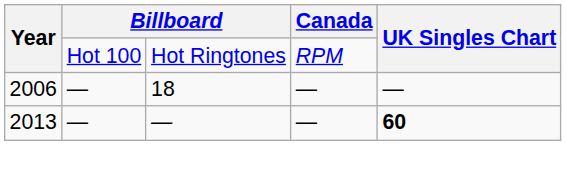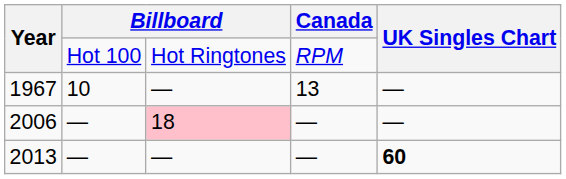+ row: (33, 88)
(163, 88) no background -> (163, 122) pink background
